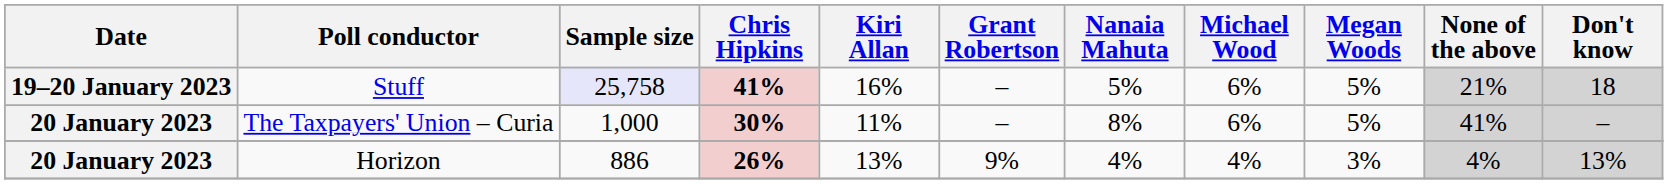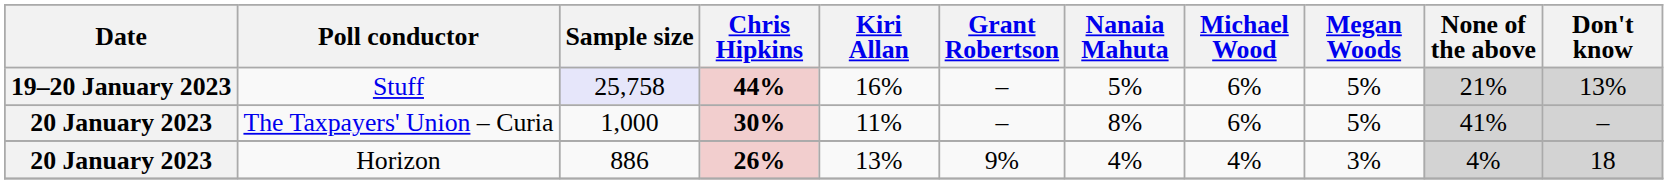(759, 86) 41% -> (759, 86) 44%
(1603, 86) 18 -> (1603, 86) 13%
(1603, 160) 13% -> (1603, 160) 18
